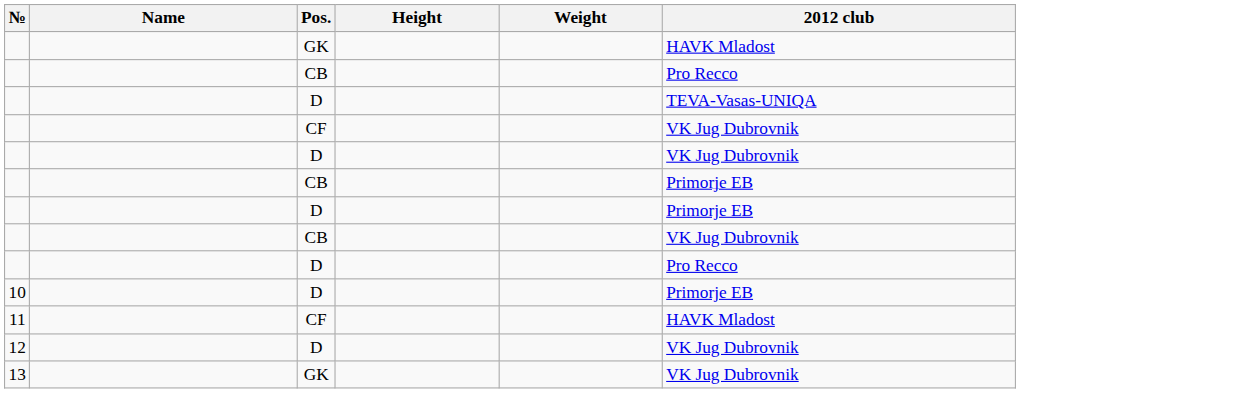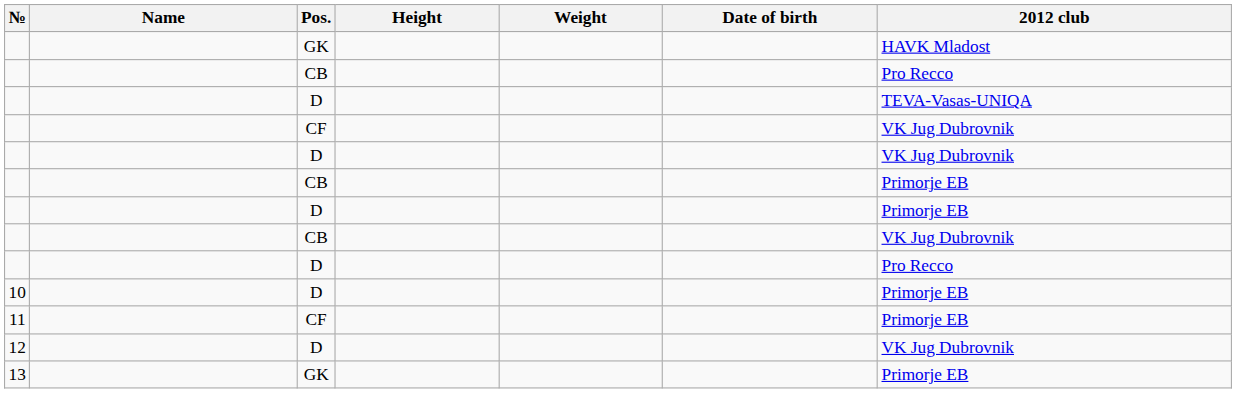+ column: (770, 18)
(721, 319) HAVK Mladost -> (925, 319) Primorje EB
(732, 374) VK Jug Dubrovnik -> (925, 374) Primorje EB
